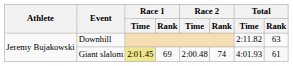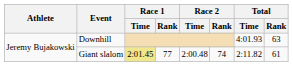(249, 40) 2:11.82 -> (249, 40) 4:01.93
(167, 54) 69 -> (167, 54) 77
(249, 54) 4:01.93 -> (249, 54) 2:11.82
